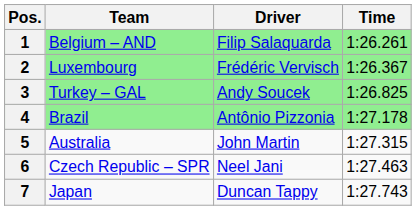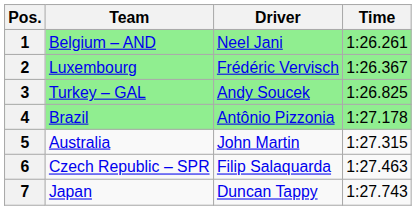(274, 42) Filip Salaquarda -> (250, 42) Neel Jani
(250, 167) Neel Jani -> (274, 167) Filip Salaquarda
